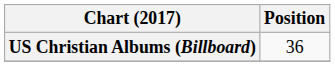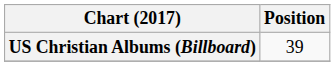(295, 46) 36 -> (295, 46) 39
